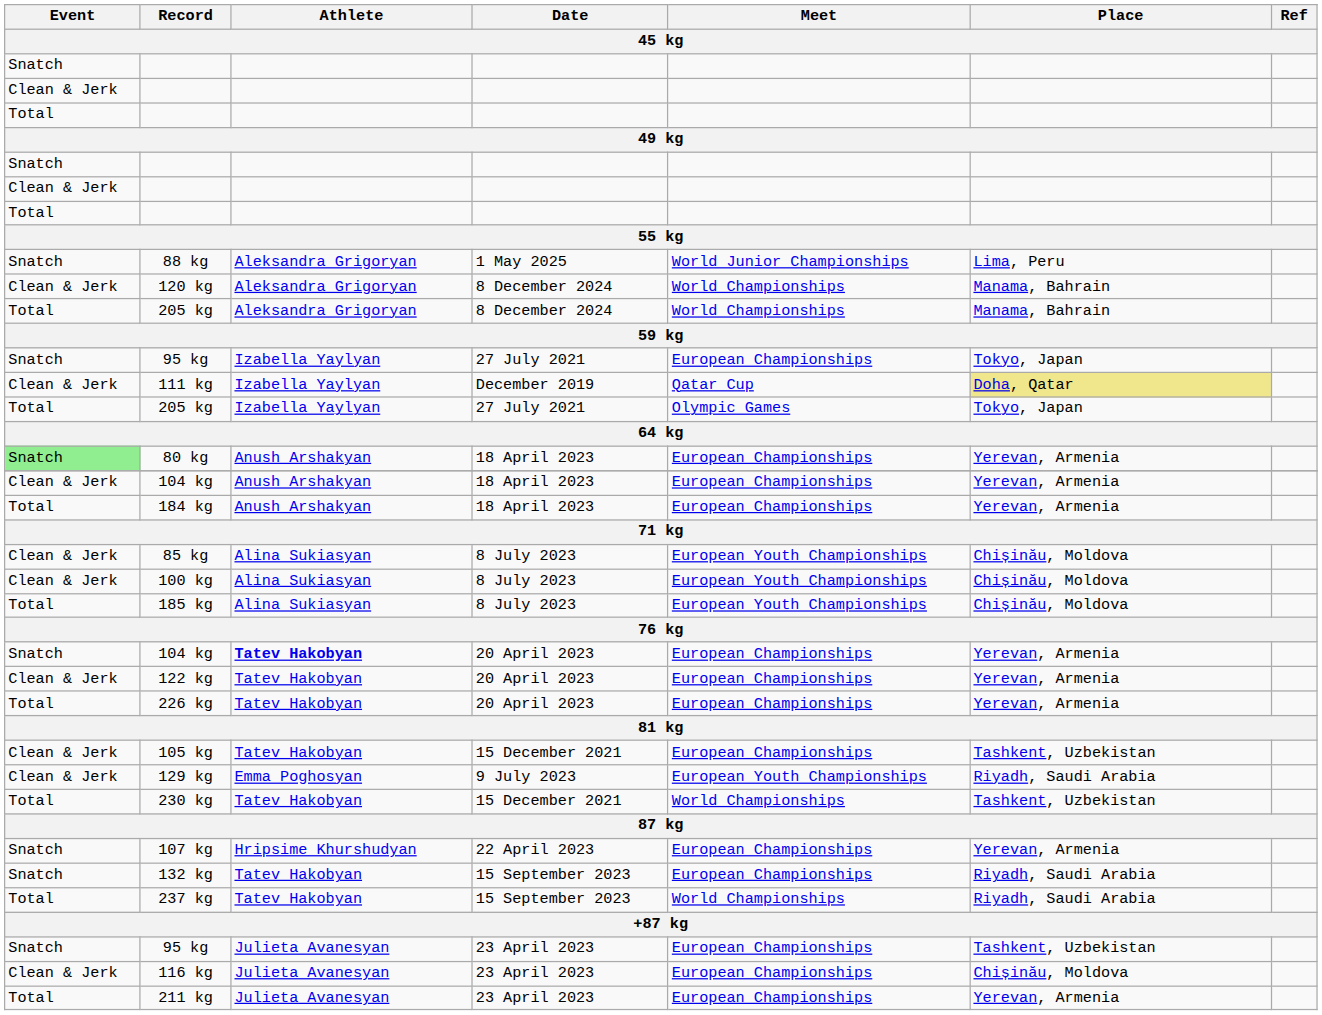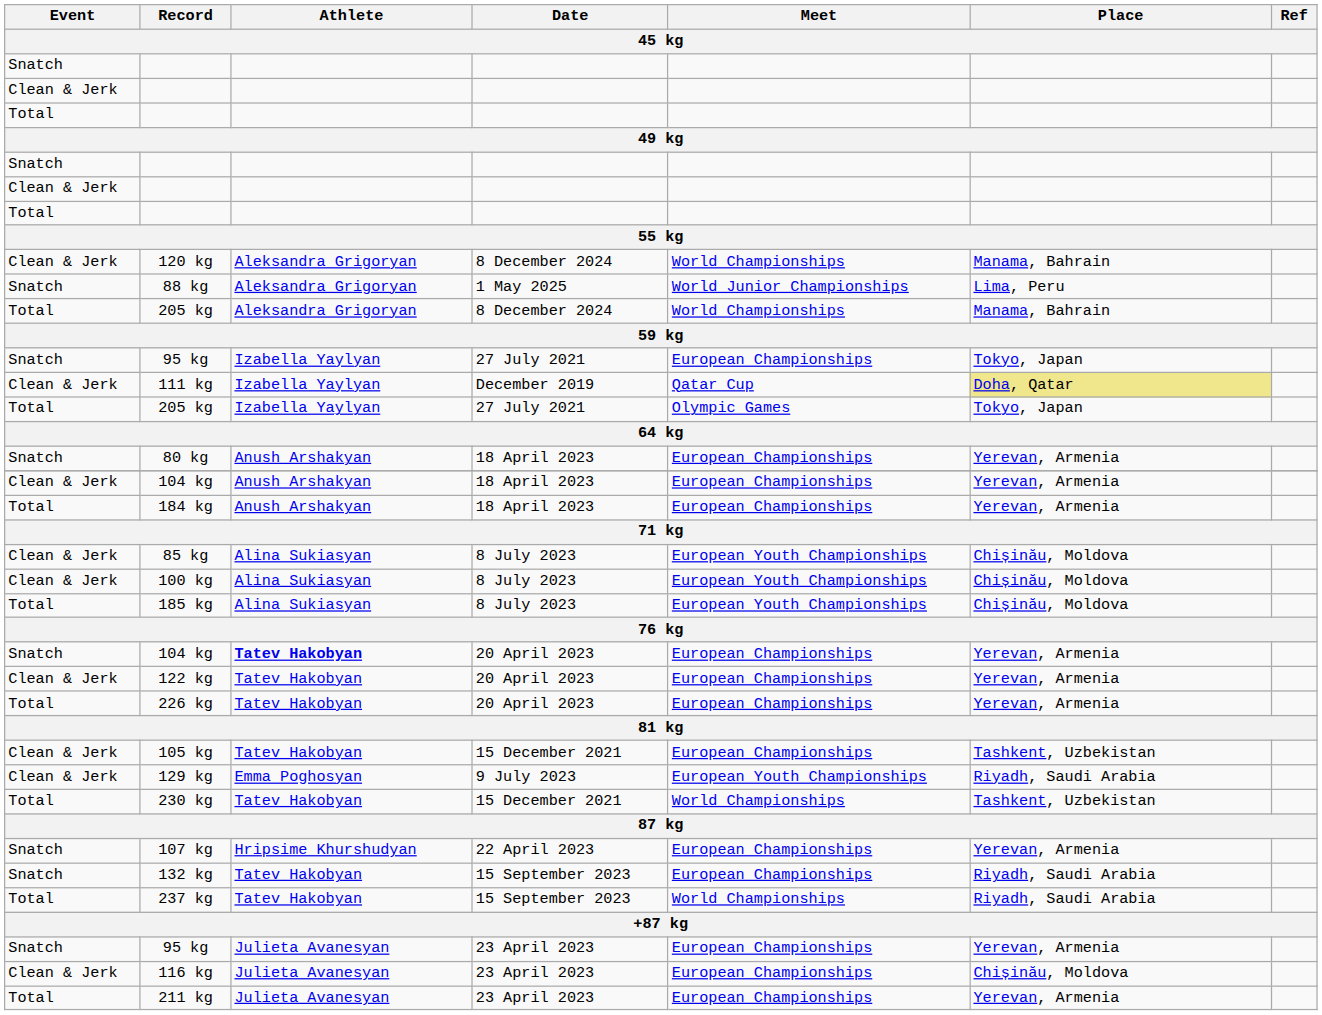rows swapped: (186, 262) <-> (186, 287)
(36, 459) lightgreen background -> (36, 459) no background
(1065, 949) Tashkent, Uzbekistan -> (1046, 949) Yerevan, Armenia
